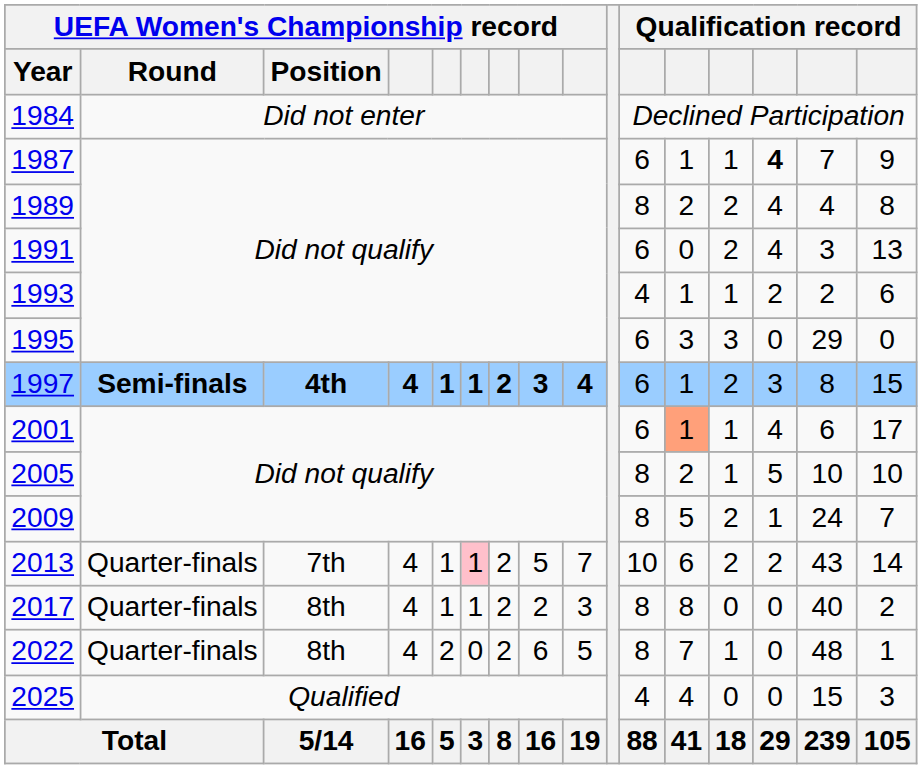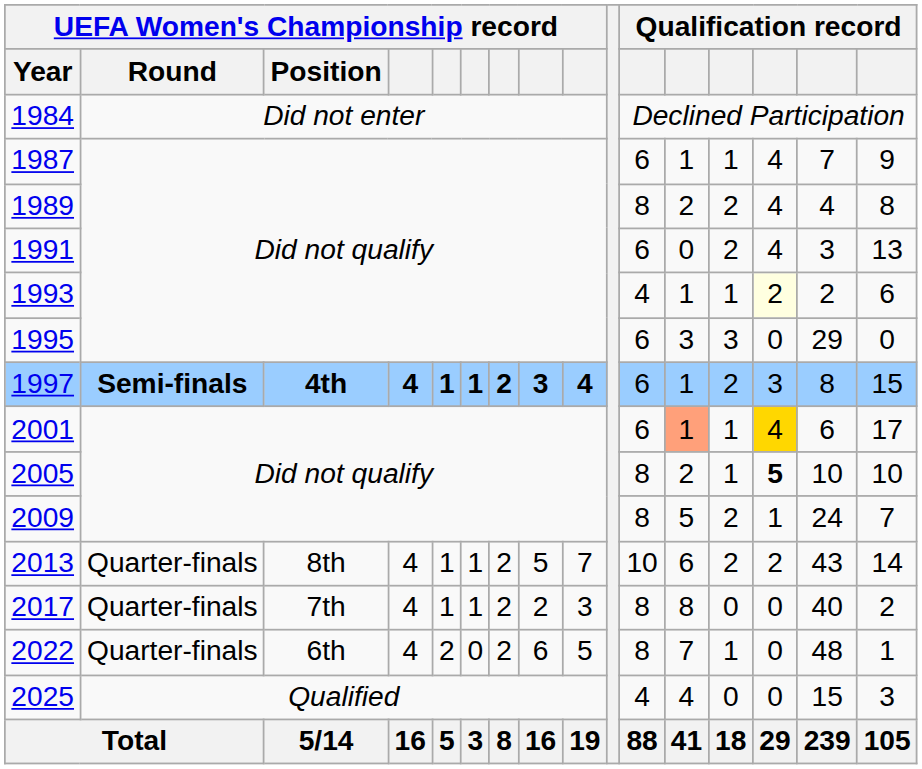(775, 160) bold -> (775, 160) normal
(775, 294) no background -> (775, 294) lightyellow background
(775, 428) no background -> (775, 428) gold background
(775, 473) normal -> (775, 473) bold
(326, 562) 7th -> (326, 562) 8th
(475, 562) pink background -> (475, 562) no background
(326, 607) 8th -> (326, 607) 7th
(326, 652) 8th -> (326, 652) 6th
